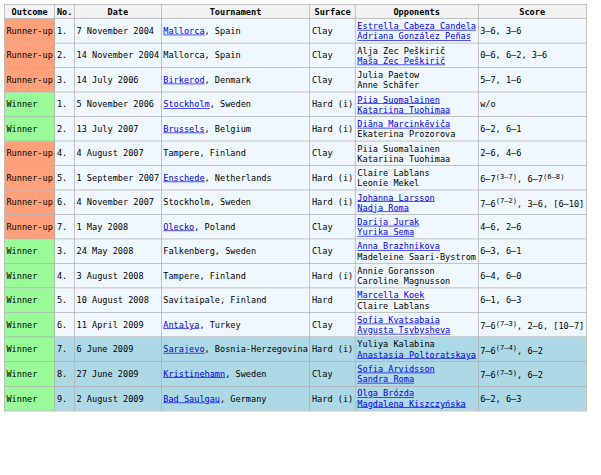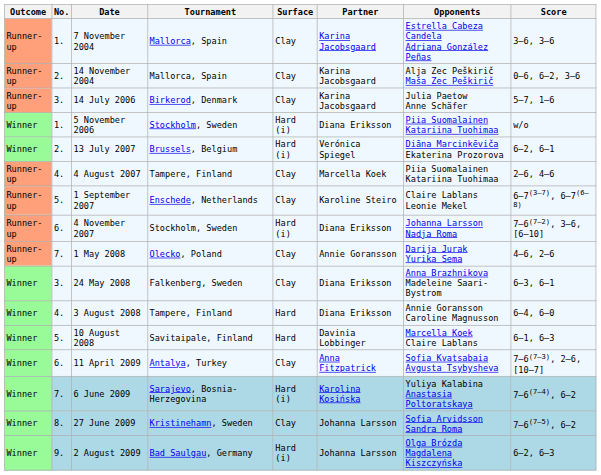+ column: (360, 11)
(333, 178) Hard (i) -> (286, 200) Clay
(333, 276) Hard (i) -> (286, 313) Hard
